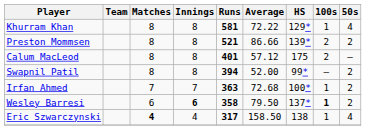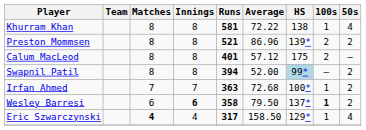(300, 27) 129* -> (300, 27) 138
(265, 42) 86.66 -> (265, 42) 86.96
(300, 72) no background -> (300, 72) lightblue background
(300, 117) 138 -> (300, 117) 129*
